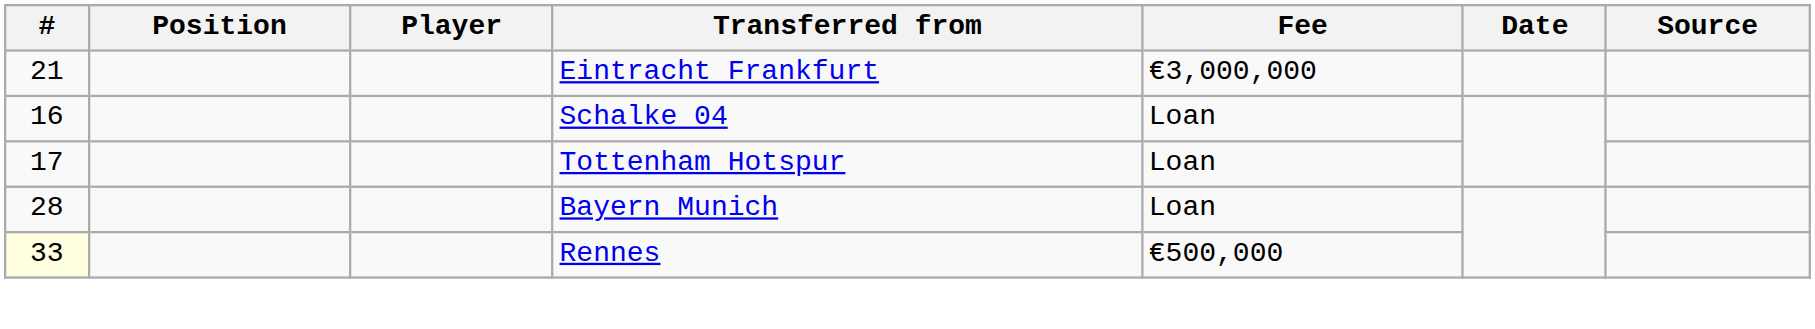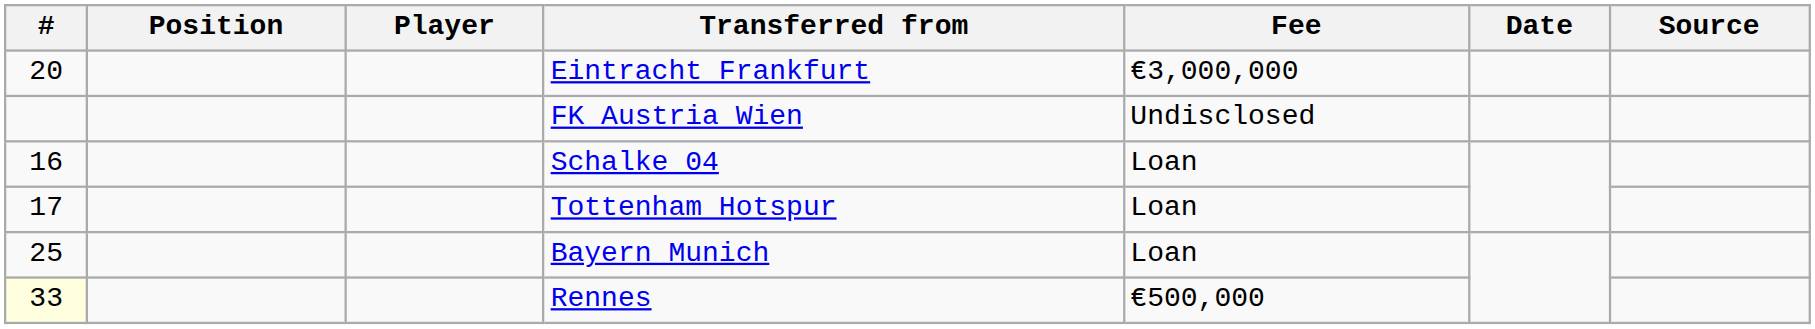(47, 73) 21 -> (46, 73) 20
+ row: (677, 119)
(47, 209) 28 -> (46, 254) 25
